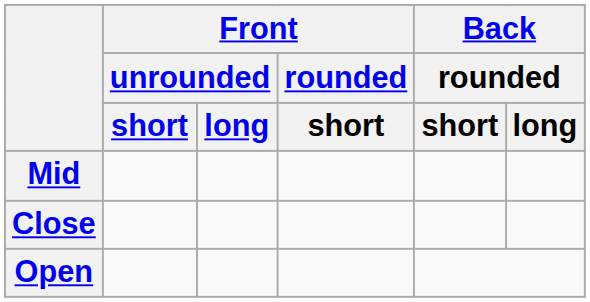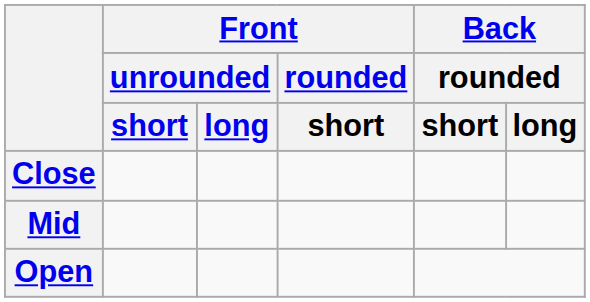rows swapped: (54, 223) <-> (54, 175)
